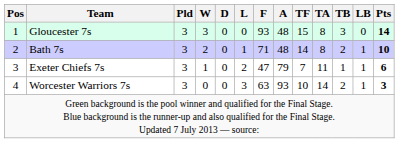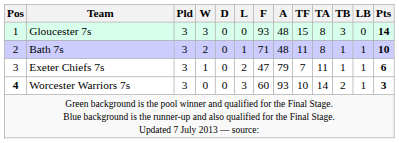(303, 49) 14 -> (303, 49) 11
(343, 49) 2 -> (343, 49) 1
(15, 85) normal -> (15, 85) bold
(264, 85) 63 -> (264, 85) 60
